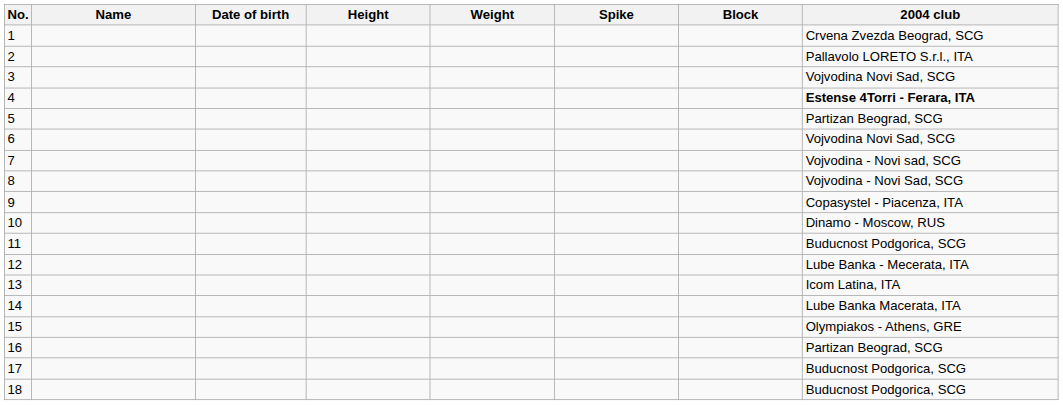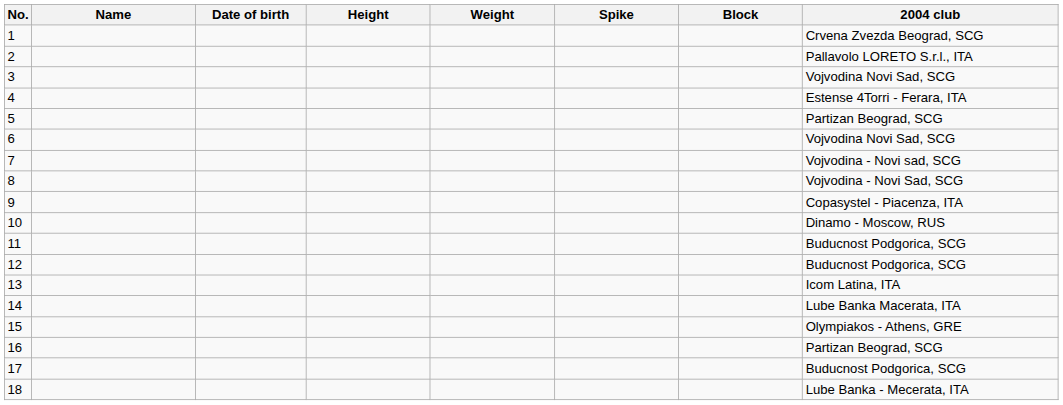(890, 98) bold -> (886, 98) normal
(887, 264) Lube Banka - Mecerata, ITA -> (886, 264) Buducnost Podgorica, SCG
(886, 389) Buducnost Podgorica, SCG -> (887, 389) Lube Banka - Mecerata, ITA
